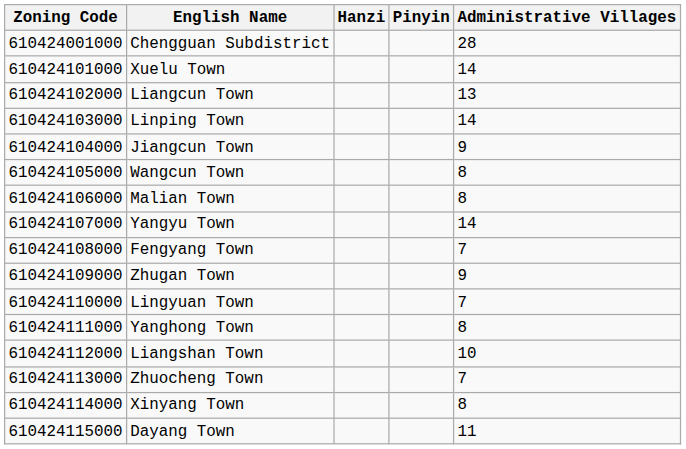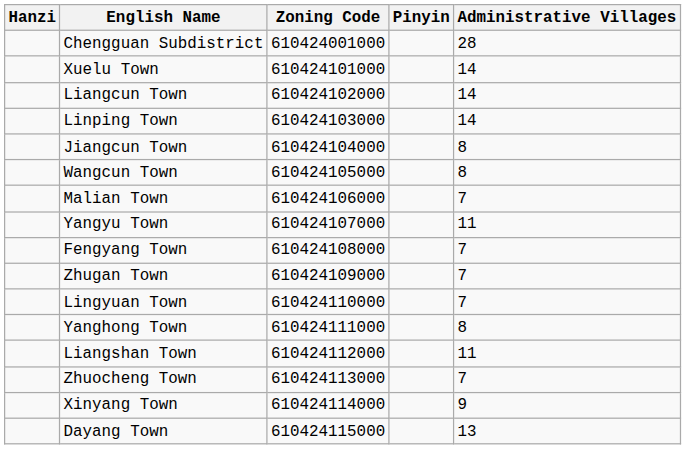columns swapped: (65, 18) <-> (361, 18)
(467, 95) 13 -> (467, 95) 14
(462, 147) 9 -> (462, 147) 8
(462, 198) 8 -> (462, 198) 7
(467, 224) 14 -> (467, 224) 11
(462, 276) 9 -> (462, 276) 7
(467, 354) 10 -> (467, 354) 11
(462, 405) 8 -> (462, 405) 9
(467, 431) 11 -> (467, 431) 13
